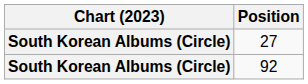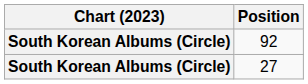rows swapped: (269, 41) <-> (269, 66)
